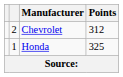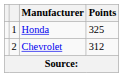rows swapped: (35, 47) <-> (42, 30)
